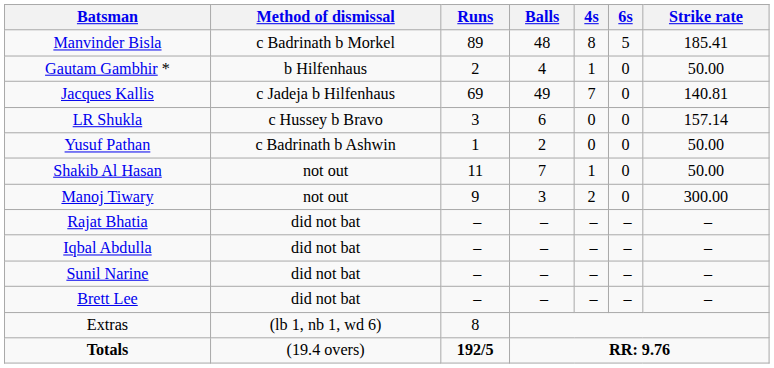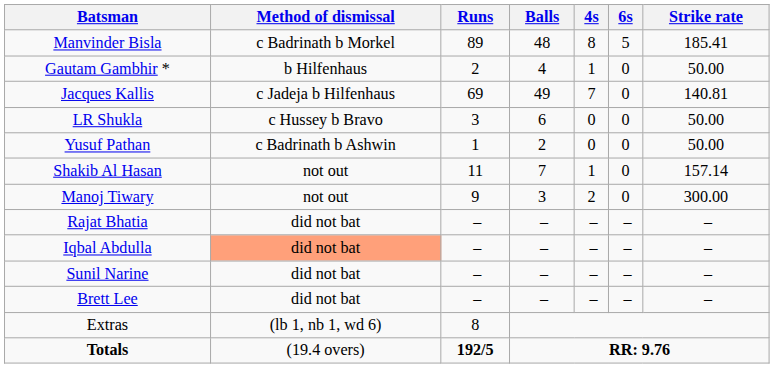(706, 119) 157.14 -> (706, 119) 50.00
(706, 171) 50.00 -> (706, 171) 157.14
(326, 247) no background -> (326, 247) lightsalmon background
